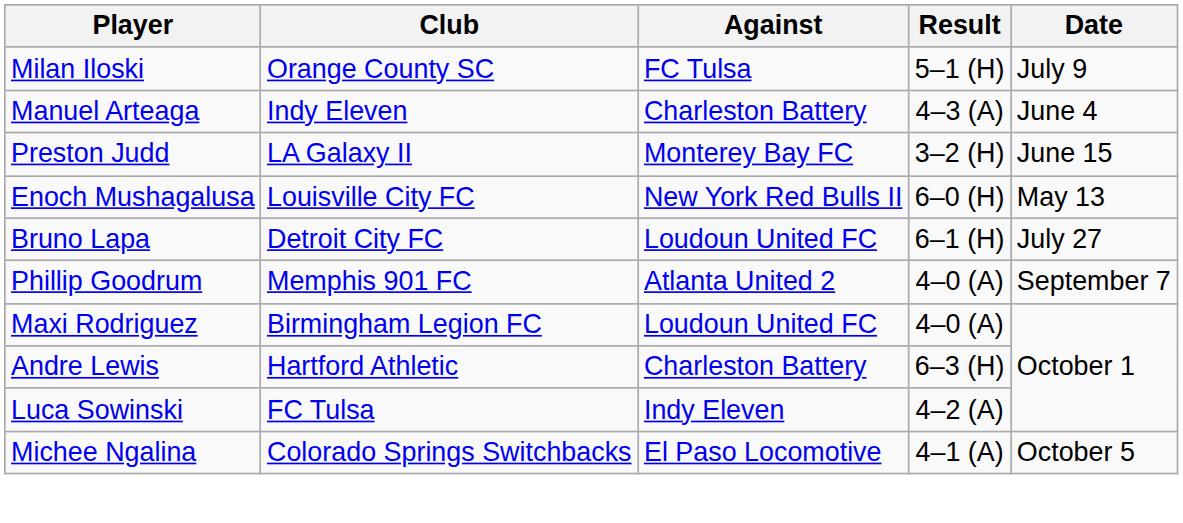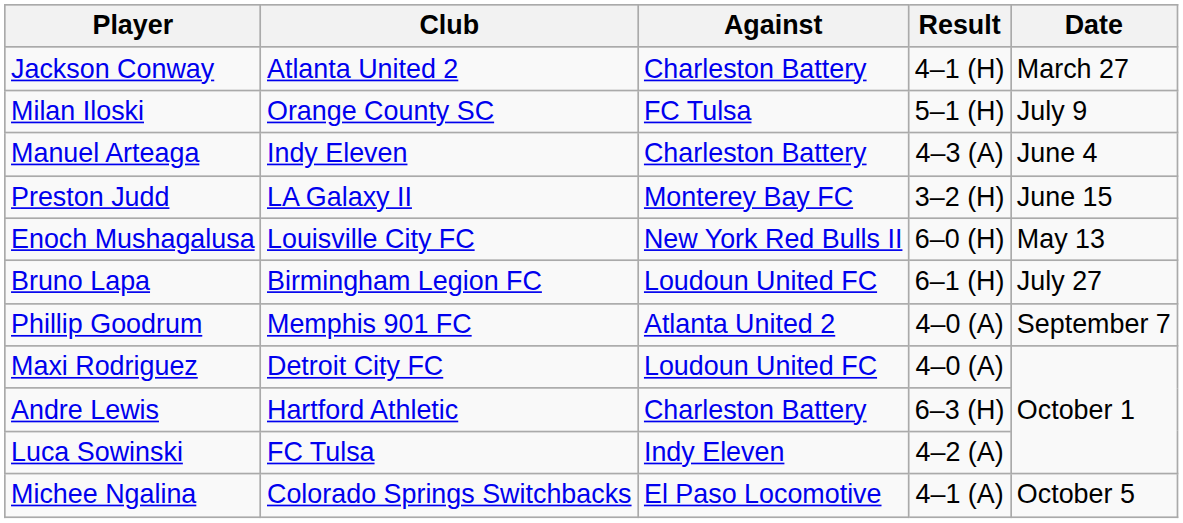+ row: (113, 68)
(355, 238) Detroit City FC -> (404, 281) Birmingham Legion FC
(404, 324) Birmingham Legion FC -> (355, 366) Detroit City FC
